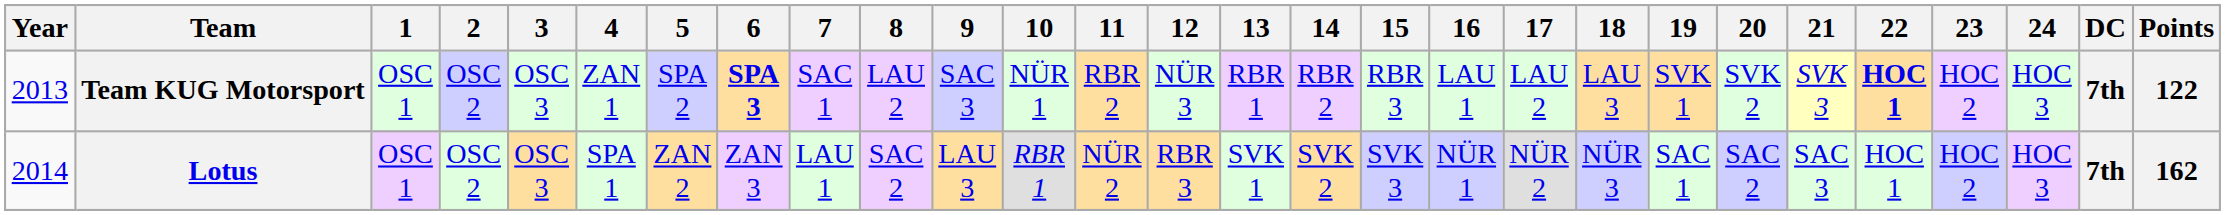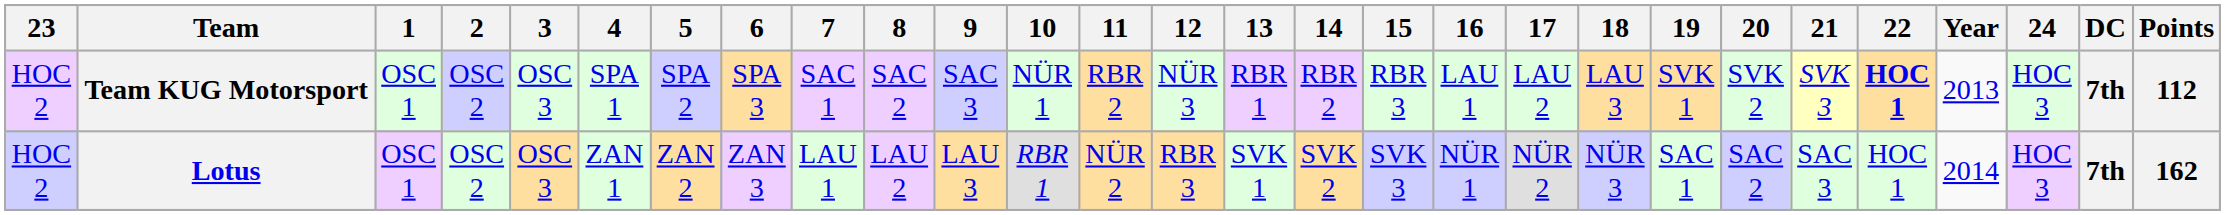columns swapped: (40, 27) <-> (1969, 27)
(611, 90) ZAN 1 -> (614, 90) SPA 1
(754, 90) bold -> (757, 90) normal
(896, 90) LAU 2 -> (899, 90) SAC 2
(2177, 90) 122 -> (2177, 90) 112
(611, 169) SPA 1 -> (614, 169) ZAN 1
(896, 169) SAC 2 -> (899, 169) LAU 2
